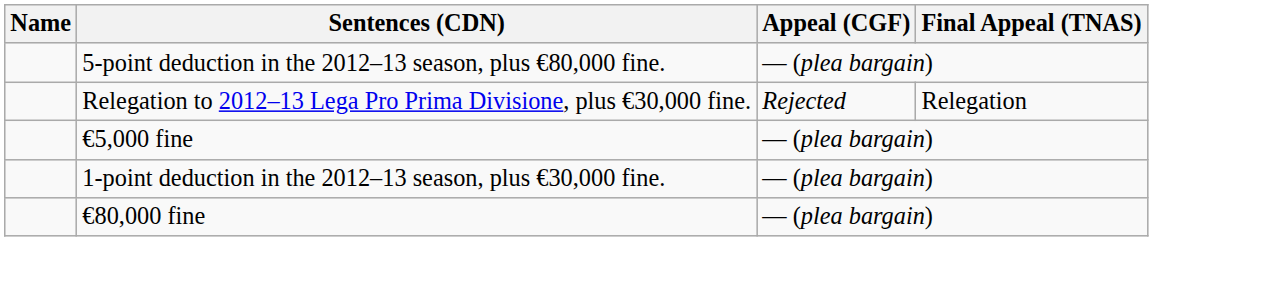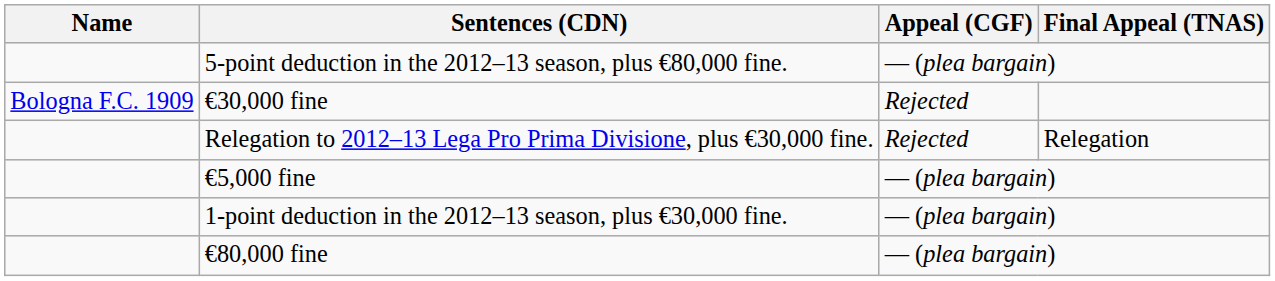+ row: (266, 100)
